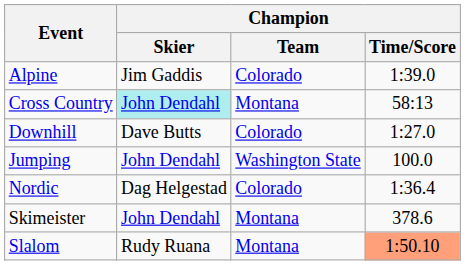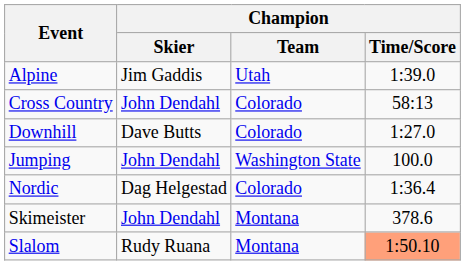(269, 75) Colorado -> (253, 75) Utah
(171, 103) paleturquoise background -> (171, 103) no background
(267, 103) Montana -> (269, 103) Colorado
